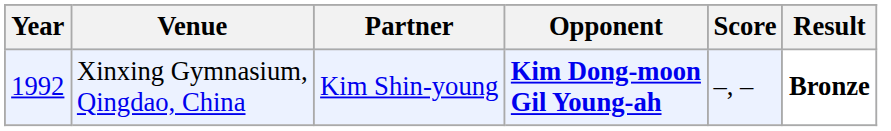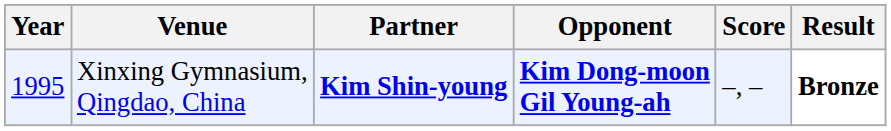(38, 86) 1992 -> (38, 86) 1995
(409, 86) normal -> (414, 86) bold
